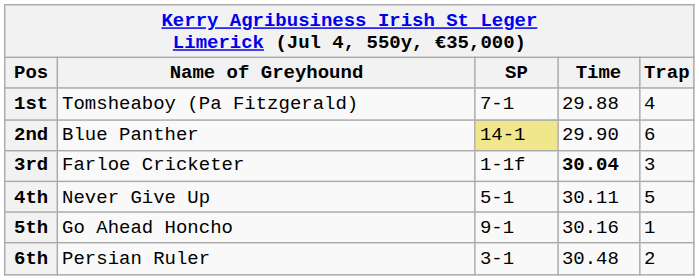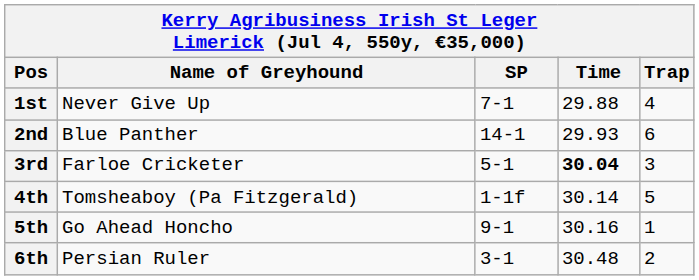(210, 104) Tomsheaboy (Pa Fitzgerald) -> (136, 104) Never Give Up
(503, 135) khaki background -> (503, 135) no background
(590, 135) 29.90 -> (590, 135) 29.93
(503, 166) 1-1f -> (497, 166) 5-1
(136, 197) Never Give Up -> (210, 197) Tomsheaboy (Pa Fitzgerald)
(497, 197) 5-1 -> (503, 197) 1-1f
(590, 197) 30.11 -> (590, 197) 30.14
